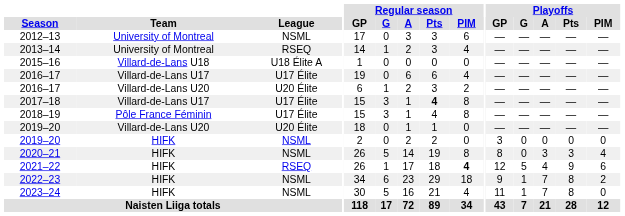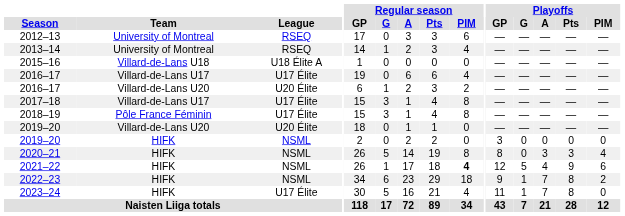(296, 36) NSML -> (296, 36) RSEQ
(434, 101) bold -> (434, 101) normal
(296, 166) RSEQ -> (296, 166) NSML
(296, 192) NSML -> (296, 192) U17 Élite
